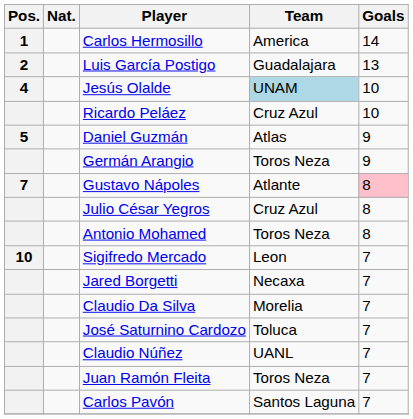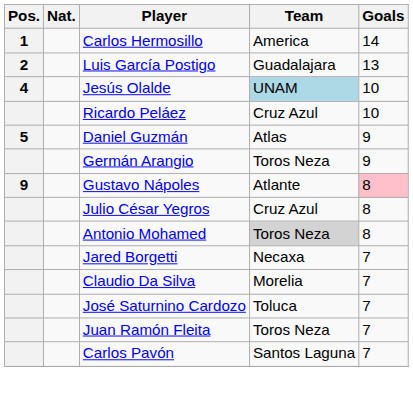(24, 185) 7 -> (24, 185) 9
(291, 233) no background -> (291, 233) lightgrey background
- row: (144, 257)
- row: (133, 354)
